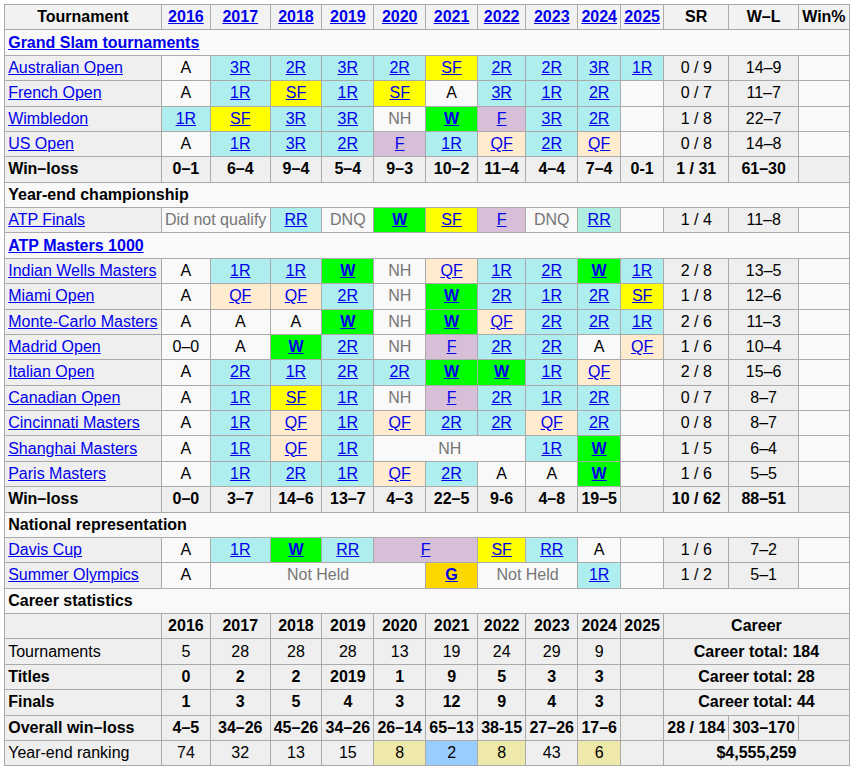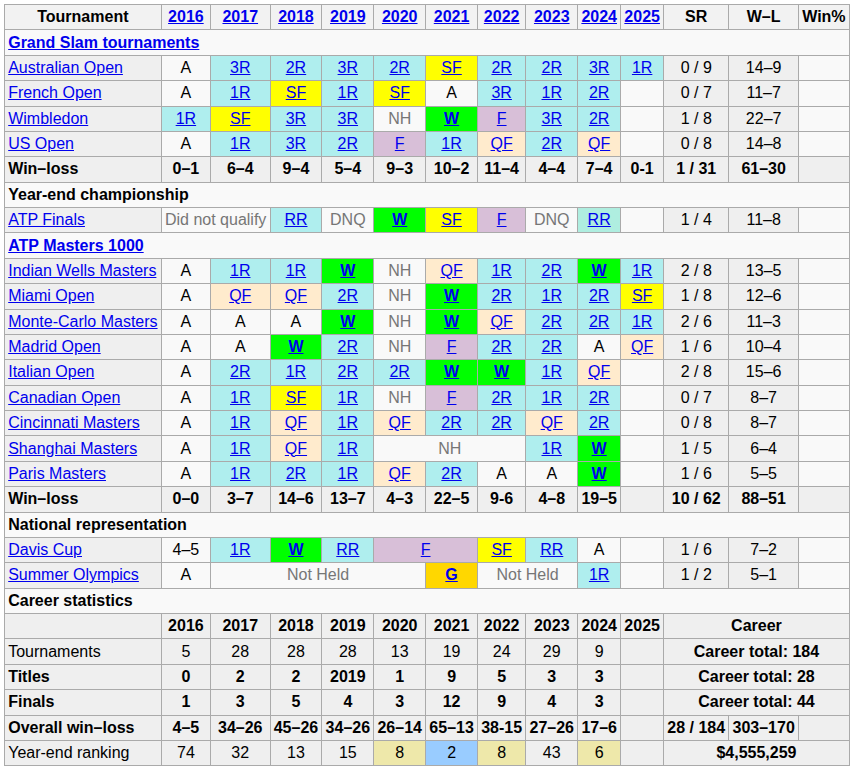(186, 347) 0–0 -> (186, 347) A
(186, 550) A -> (186, 550) 4–5
